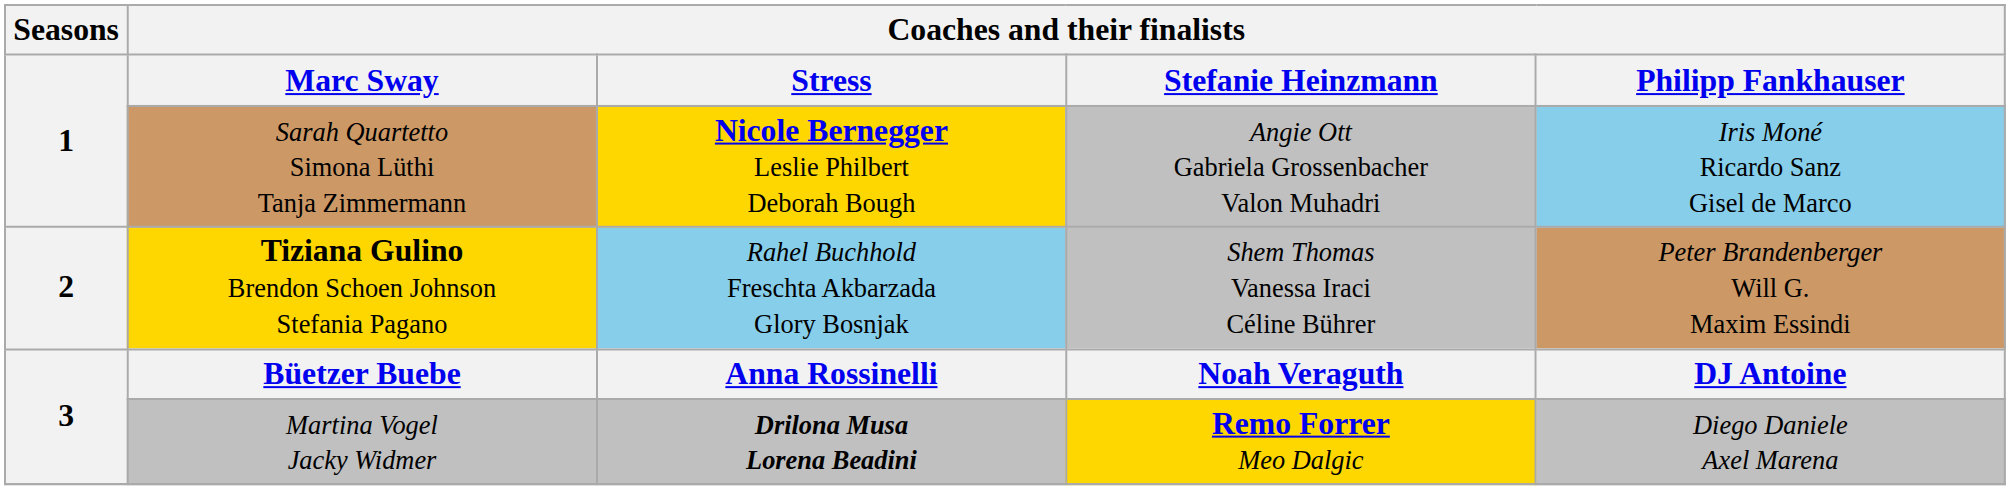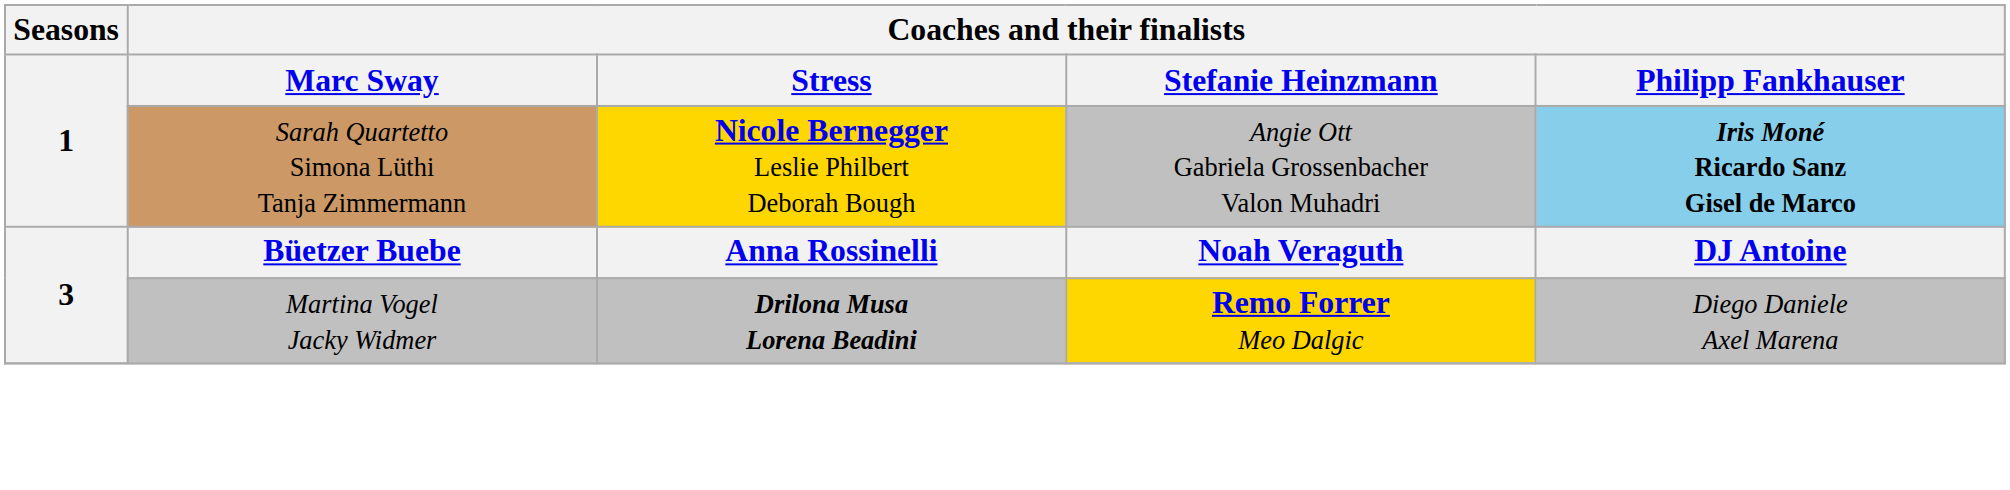(1770, 167) normal -> (1770, 165) bold
- row: (362, 287)
